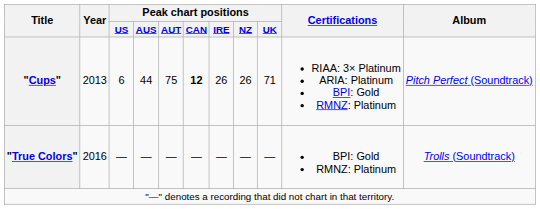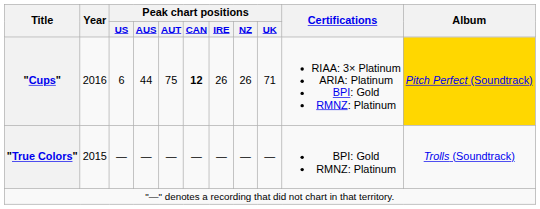(95, 81) 2013 -> (95, 81) 2016
(469, 81) no background -> (469, 81) gold background
(95, 156) 2016 -> (95, 156) 2015
